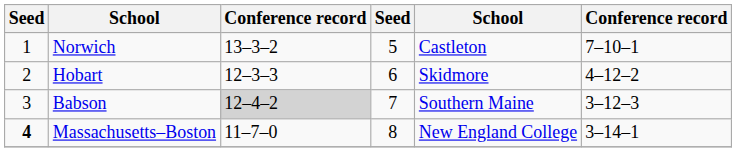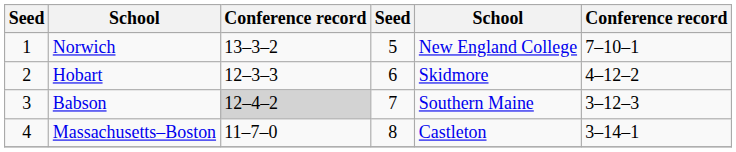(453, 47) Castleton -> (498, 47) New England College
(27, 132) bold -> (27, 132) normal
(498, 132) New England College -> (453, 132) Castleton
